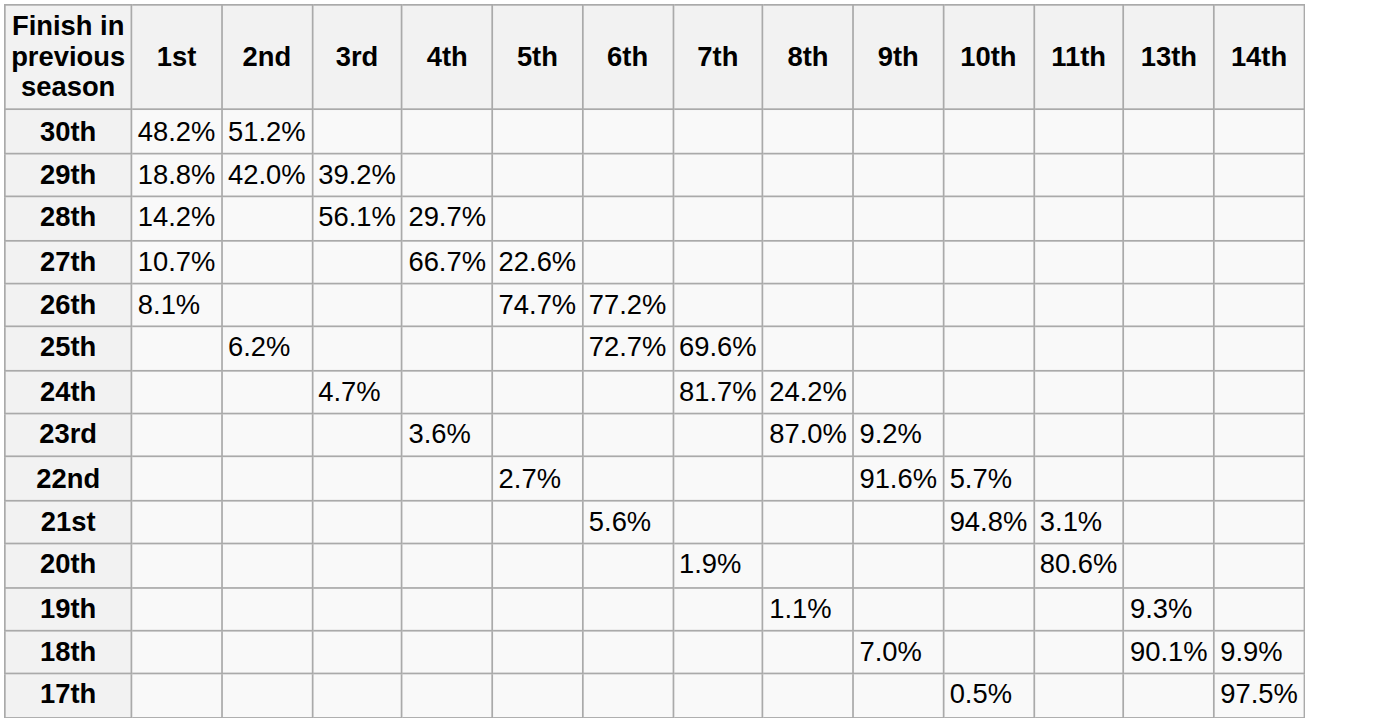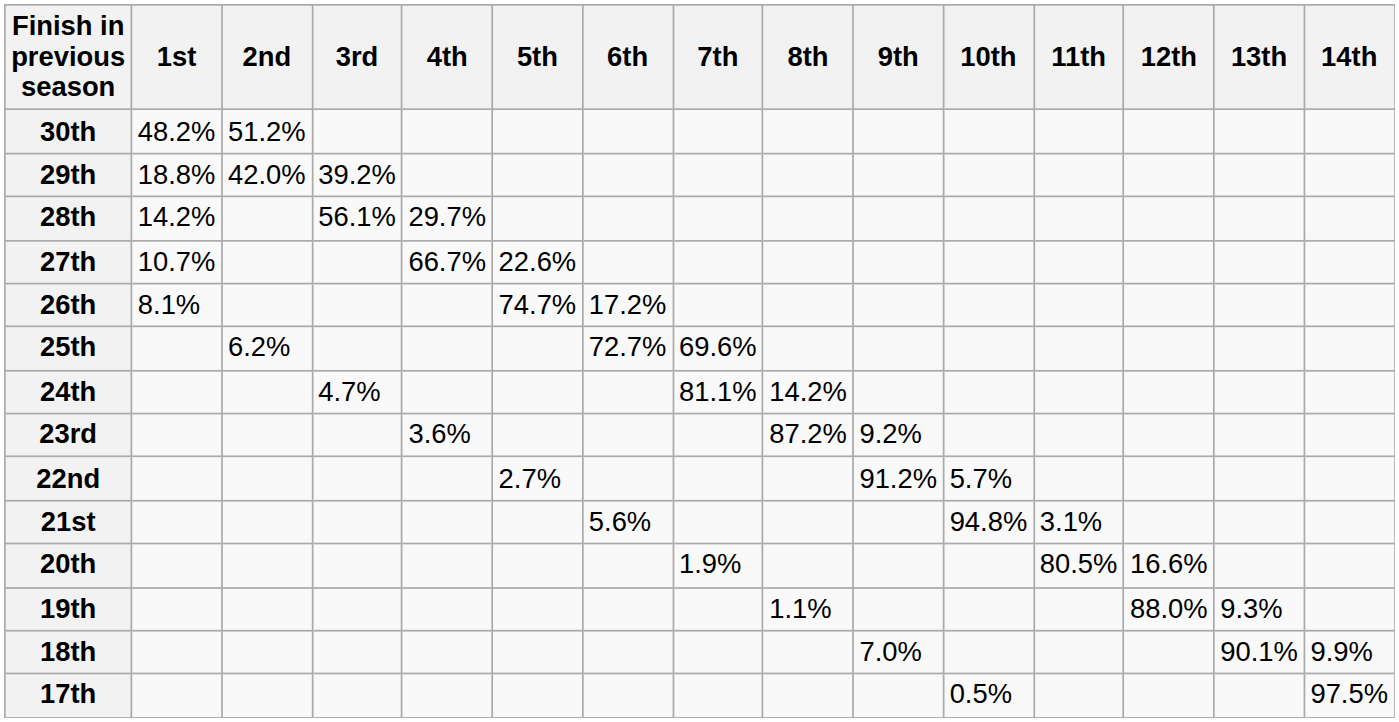+ column: (1169, 56)
(628, 304) 77.2% -> (628, 304) 17.2%
(718, 391) 81.7% -> (718, 391) 81.1%
(808, 391) 24.2% -> (808, 391) 14.2%
(808, 434) 87.0% -> (808, 434) 87.2%
(898, 478) 91.6% -> (898, 478) 91.2%
(1079, 565) 80.6% -> (1079, 565) 80.5%
